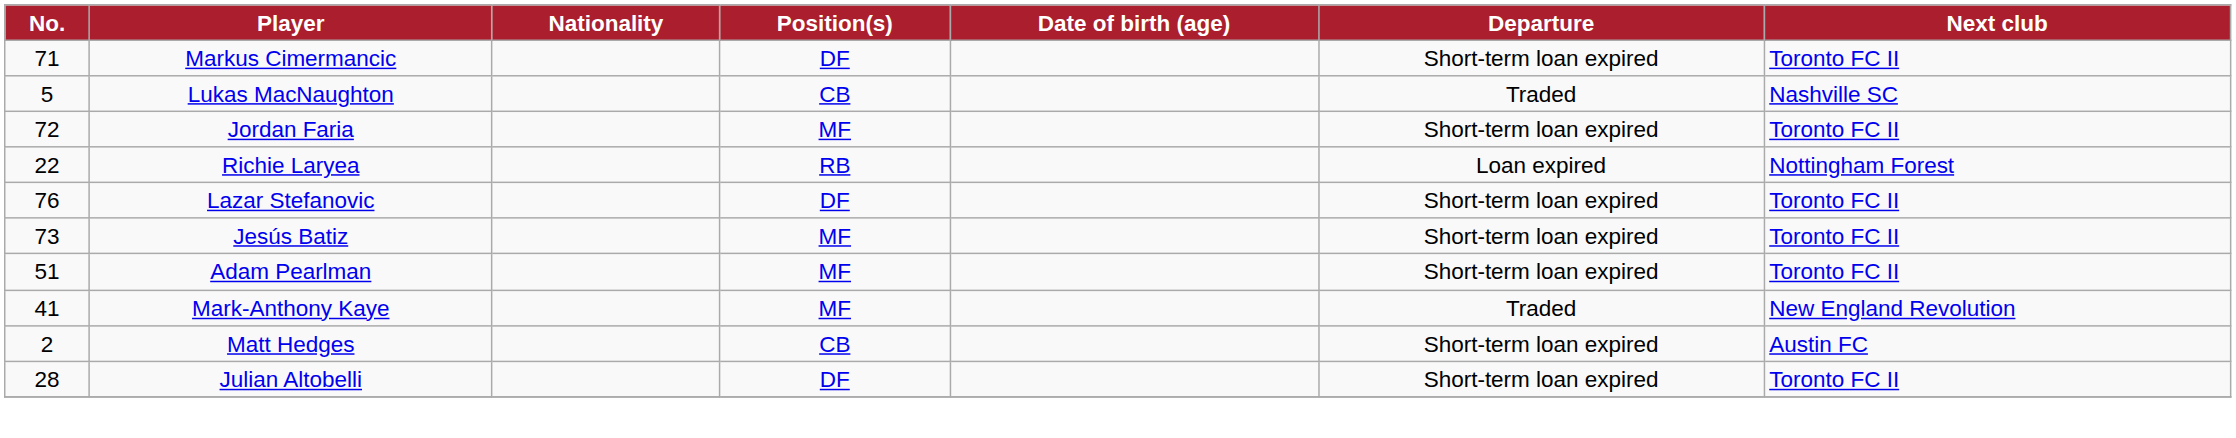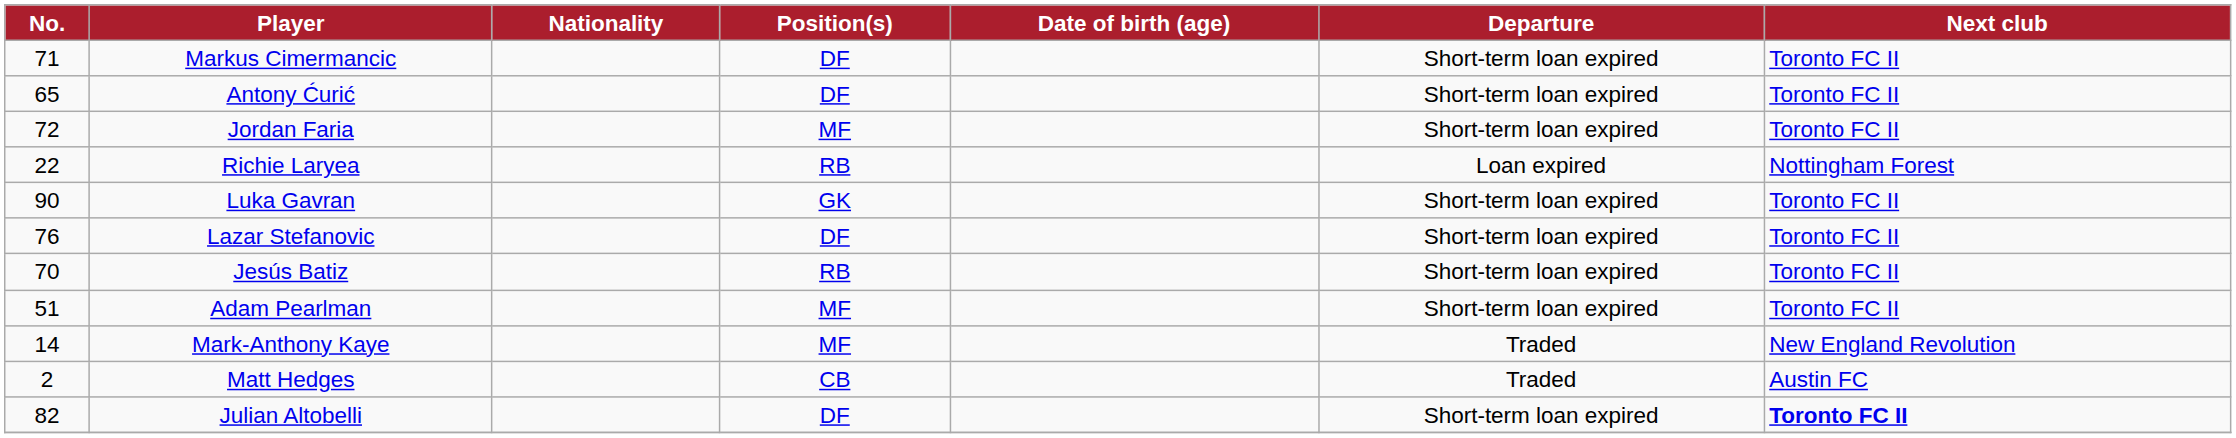- row: (291, 94)
+ row: (291, 94)
+ row: (291, 201)
(47, 236) 73 -> (47, 272) 70
(835, 236) MF -> (835, 272) RB
(47, 308) 41 -> (47, 343) 14
(1541, 343) Short-term loan expired -> (1541, 379) Traded
(47, 379) 28 -> (47, 414) 82
(1834, 379) normal -> (1838, 414) bold
